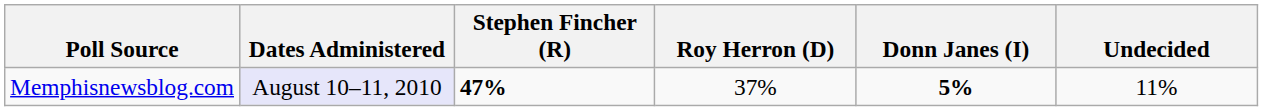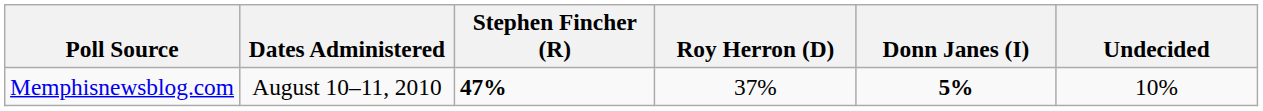(347, 86) lavender background -> (347, 86) no background
(1156, 86) 11% -> (1156, 86) 10%
